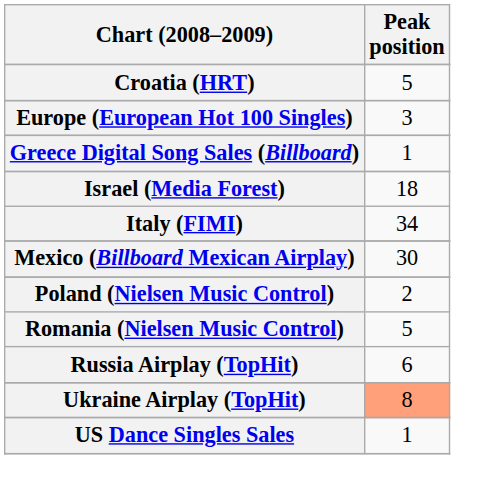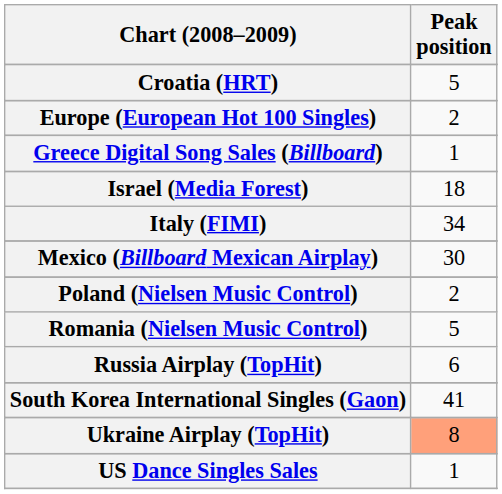(407, 117) 3 -> (454, 117) 2
+ row: (208, 399)
